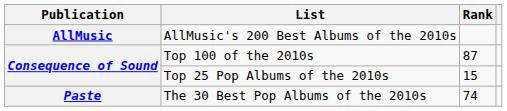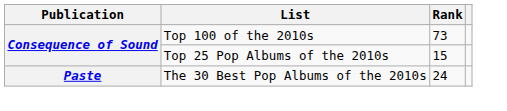- row: (310, 35)
(470, 55) 87 -> (440, 35) 73
(470, 96) 74 -> (440, 76) 24
